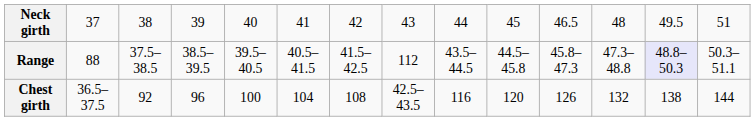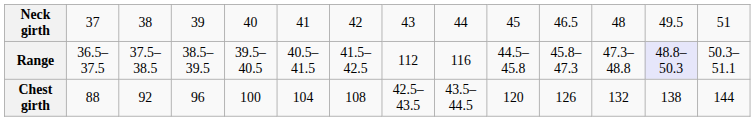(93, 60) 88 -> (93, 60) 36.5–37.5
(461, 60) 43.5–44.5 -> (461, 60) 116
(93, 97) 36.5–37.5 -> (93, 97) 88
(461, 97) 116 -> (461, 97) 43.5–44.5
